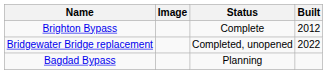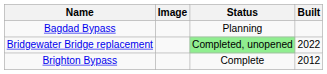rows swapped: (80, 28) <-> (80, 61)
(242, 45) no background -> (242, 45) lightgreen background
